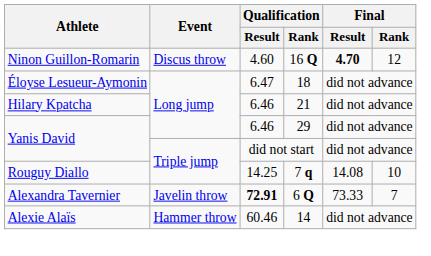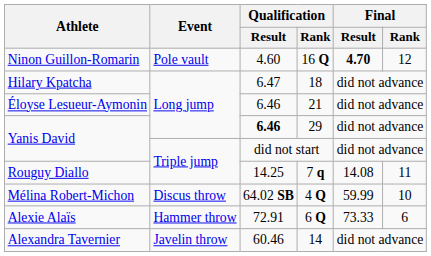(190, 60) Discus throw -> (181, 60) Pole vault
(77, 82) Éloyse Lesueur-Aymonin -> (50, 82) Hilary Kpatcha
(50, 105) Hilary Kpatcha -> (77, 105) Éloyse Lesueur-Aymonin
(262, 127) normal -> (268, 127) bold
(394, 172) 10 -> (405, 172) 11
+ row: (315, 195)
(64, 195) Alexandra Tavernier -> (42, 218) Alexie Alaïs
(190, 195) Javelin throw -> (195, 218) Hammer throw
(262, 195) bold -> (268, 218) normal
(394, 195) 7 -> (405, 218) 6
(42, 218) Alexie Alaïs -> (64, 240) Alexandra Tavernier
(195, 218) Hammer throw -> (190, 240) Javelin throw
